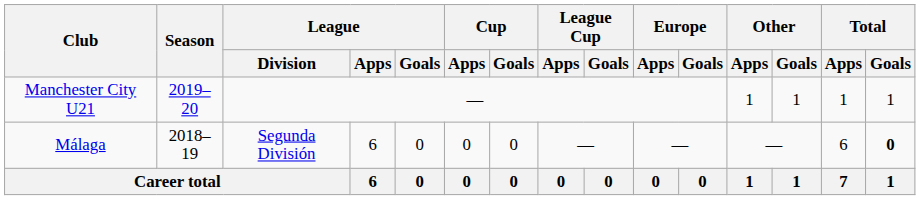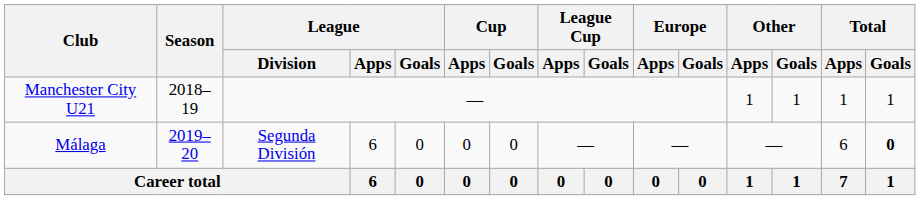(190, 99) 2019–20 -> (190, 99) 2018–19
(190, 145) 2018–19 -> (190, 145) 2019–20
